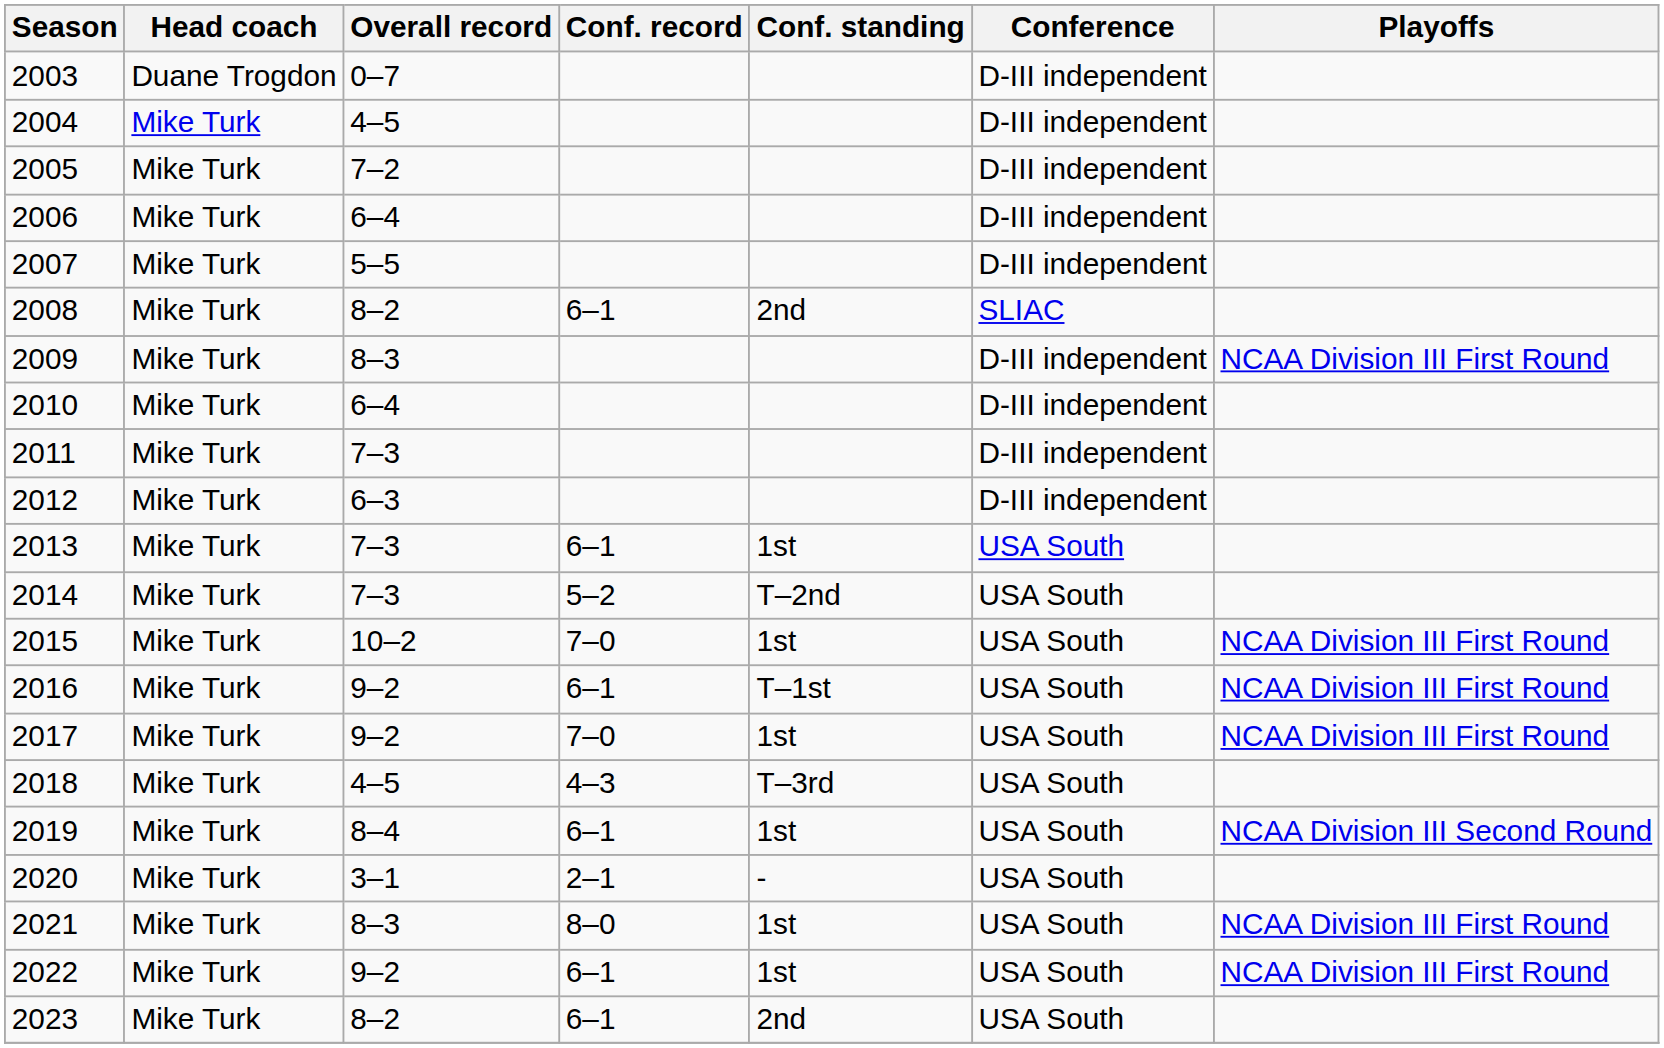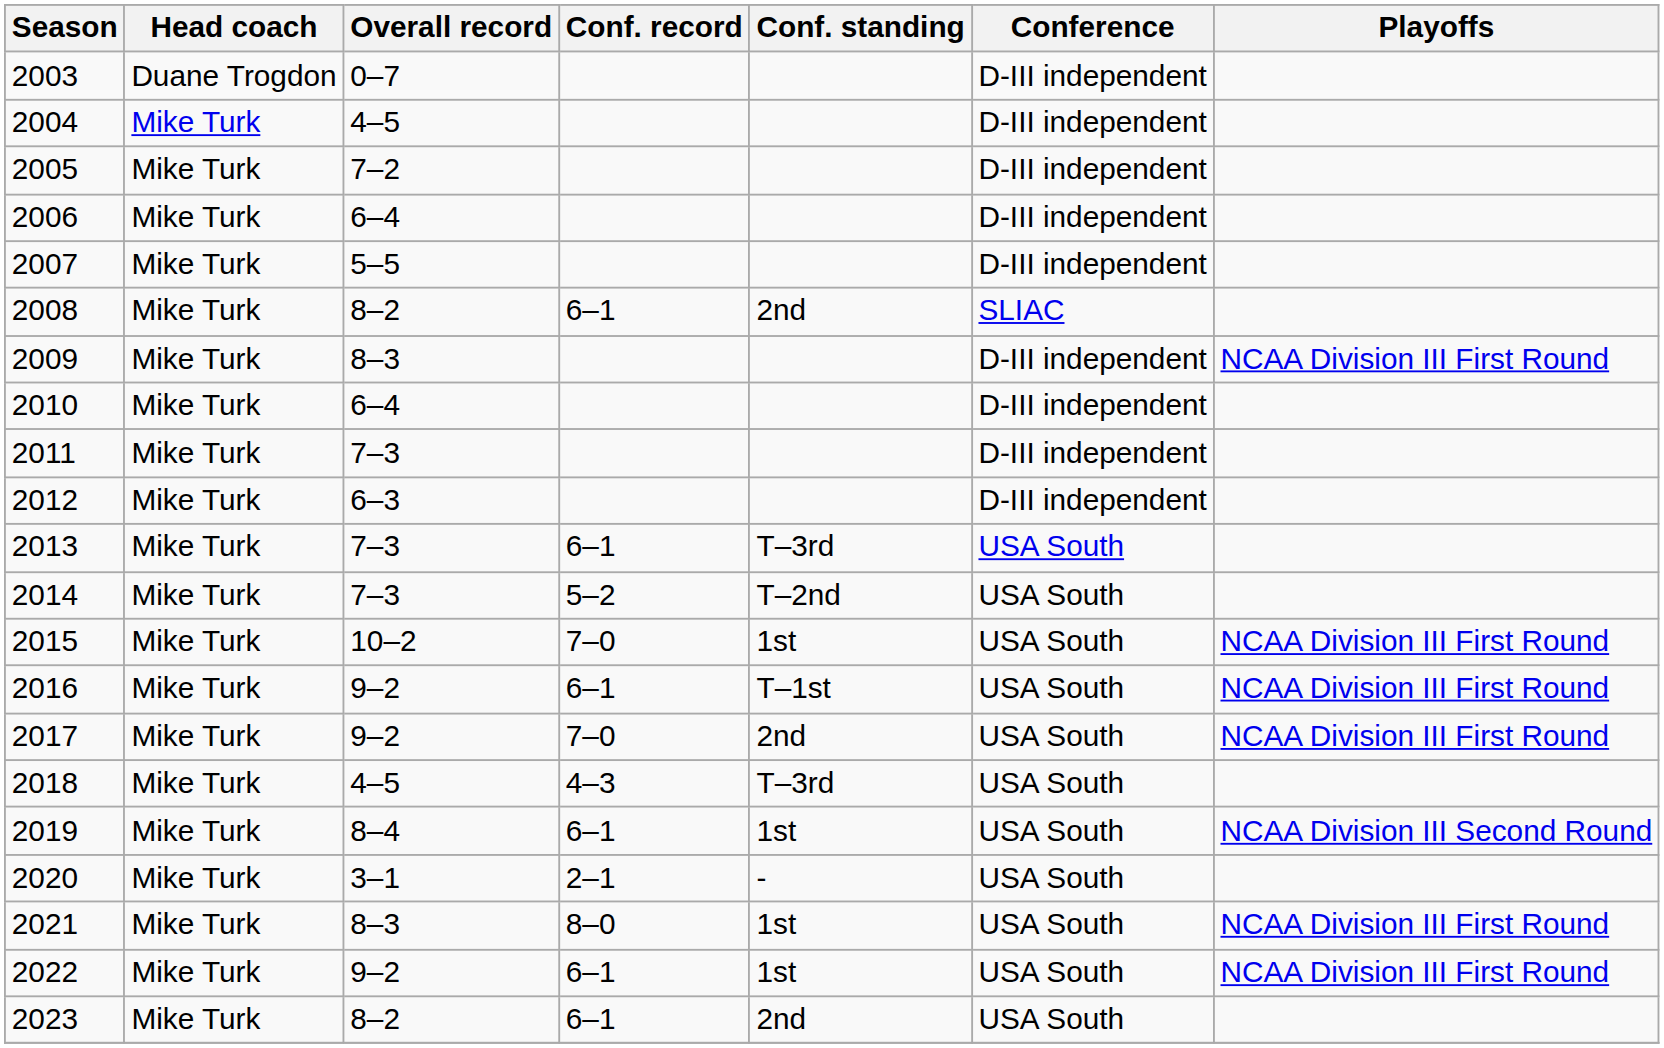(776, 547) 1st -> (795, 547) T–3rd
(776, 736) 1st -> (781, 736) 2nd
